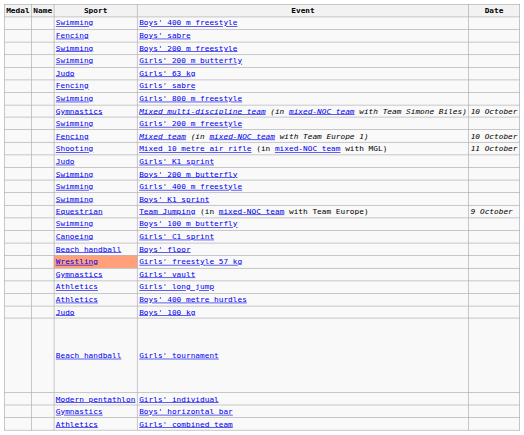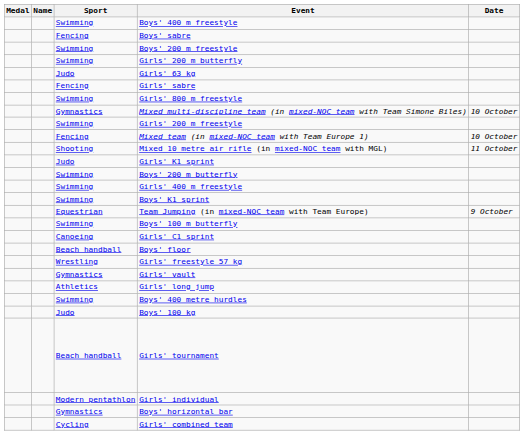(77, 262) lightsalmon background -> (77, 262) no background
(77, 300) Athletics -> (75, 300) Swimming
(77, 424) Athletics -> (72, 424) Cycling
